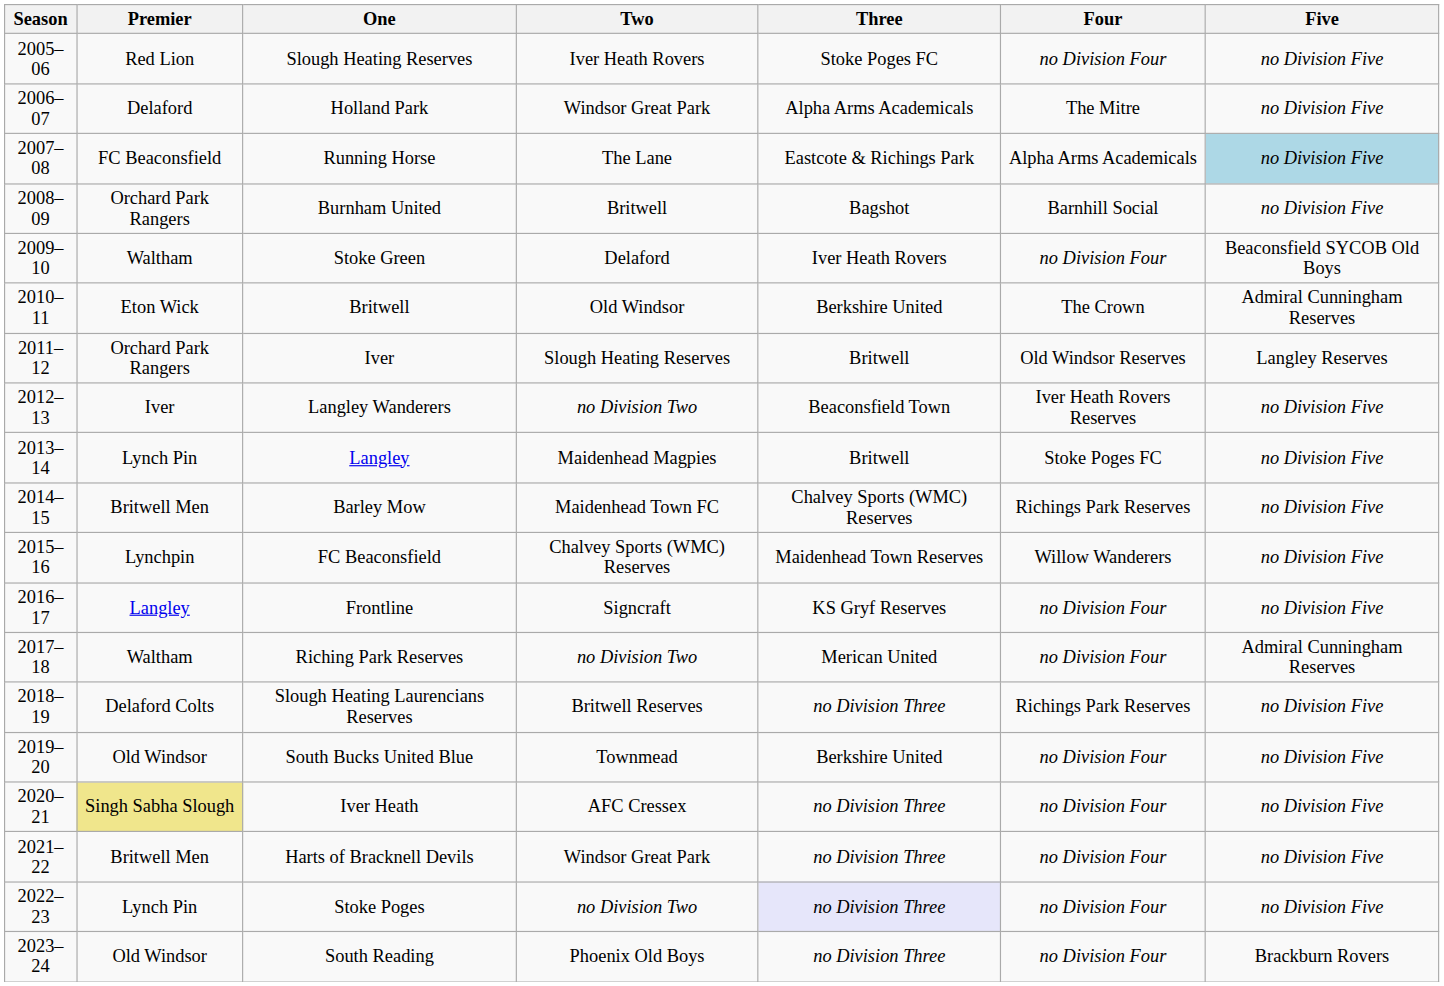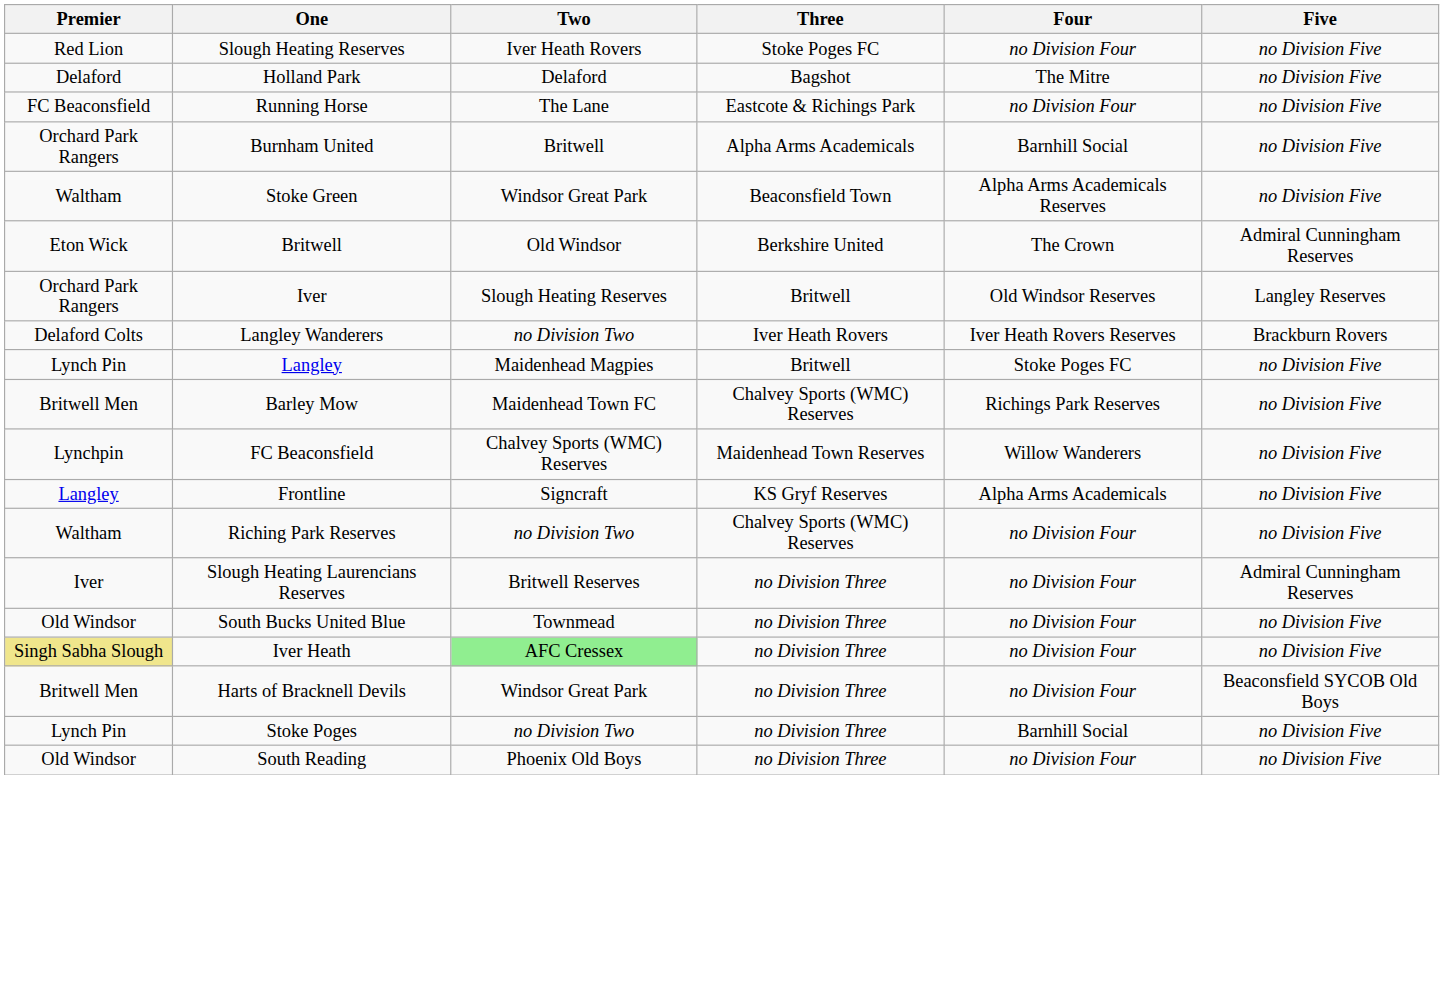- column: (41, 19)
(637, 108) Windsor Great Park -> (574, 77) Delaford
(879, 108) Alpha Arms Academicals -> (820, 77) Bagshot
(1103, 158) Alpha Arms Academicals -> (1073, 106) no Division Four
(1322, 158) lightblue background -> (1320, 106) no background
(879, 208) Bagshot -> (820, 146) Alpha Arms Academicals
(637, 258) Delaford -> (574, 196) Windsor Great Park
(879, 258) Iver Heath Rovers -> (820, 196) Beaconsfield Town
(1103, 258) no Division Four -> (1073, 196) Alpha Arms Academicals Reserves
(1322, 258) Beaconsfield SYCOB Old Boys -> (1320, 196) no Division Five
(160, 407) Iver -> (89, 335) Delaford Colts
(879, 407) Beaconsfield Town -> (820, 335) Iver Heath Rovers
(1322, 407) no Division Five -> (1320, 335) Brackburn Rovers
(1103, 607) no Division Four -> (1073, 493) Alpha Arms Academicals
(879, 657) Merican United -> (820, 532) Chalvey Sports (WMC) Reserves
(1322, 657) Admiral Cunningham Reserves -> (1320, 532) no Division Five
(160, 707) Delaford Colts -> (89, 582) Iver
(1103, 707) Richings Park Reserves -> (1073, 582) no Division Four
(1322, 707) no Division Five -> (1320, 582) Admiral Cunningham Reserves
(879, 756) Berkshire United -> (820, 622) no Division Three
(637, 806) no background -> (574, 651) lightgreen background
(1322, 856) no Division Five -> (1320, 691) Beaconsfield SYCOB Old Boys
(879, 906) lavender background -> (820, 730) no background
(1103, 906) no Division Four -> (1073, 730) Barnhill Social
(1322, 956) Brackburn Rovers -> (1320, 759) no Division Five
